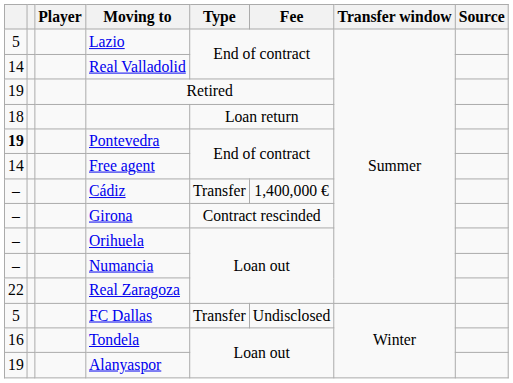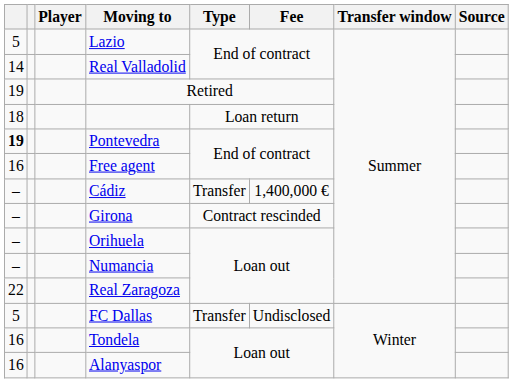(16, 166) 14 -> (16, 166) 16
(16, 365) 19 -> (16, 365) 16
